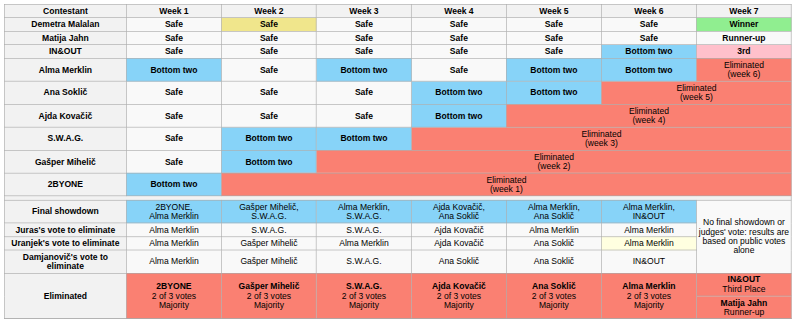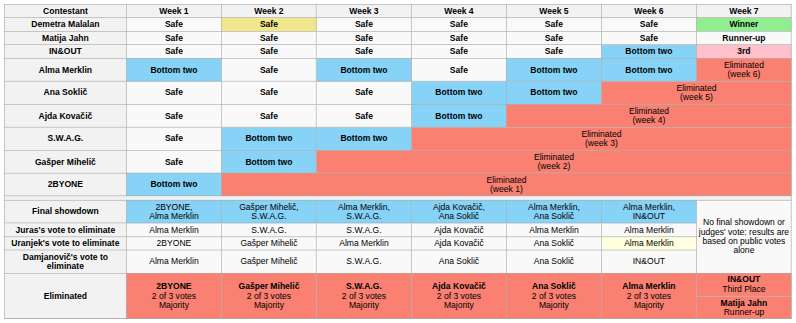(174, 243) Alma Merklin -> (174, 243) 2BYONE
